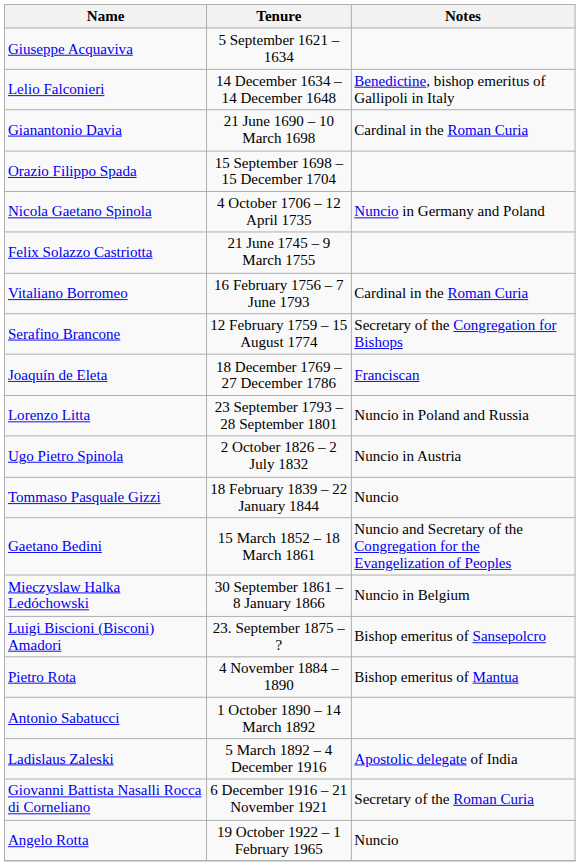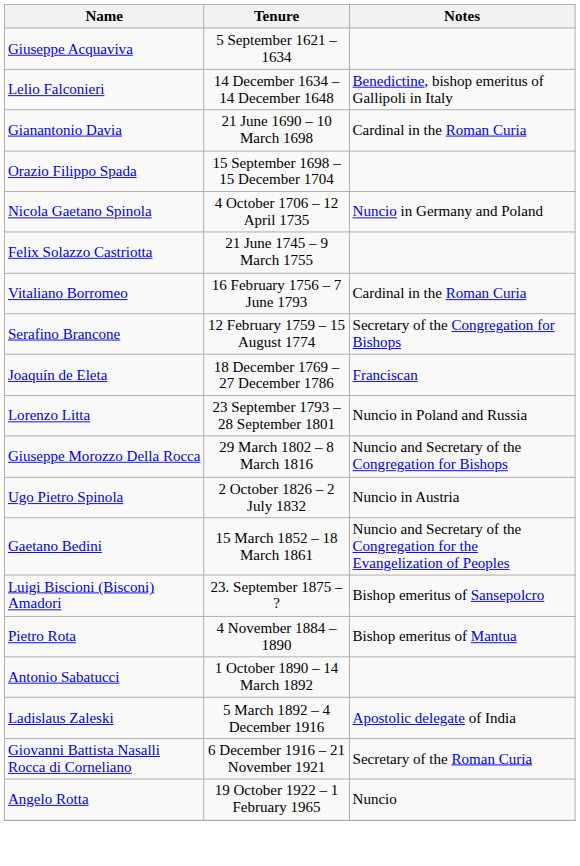+ row: (104, 456)
- row: (84, 497)
- row: (64, 595)
